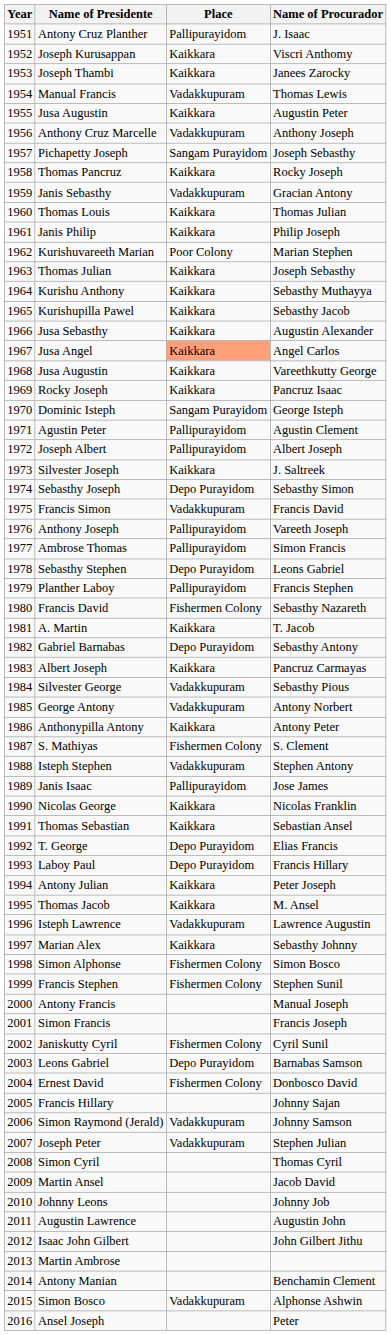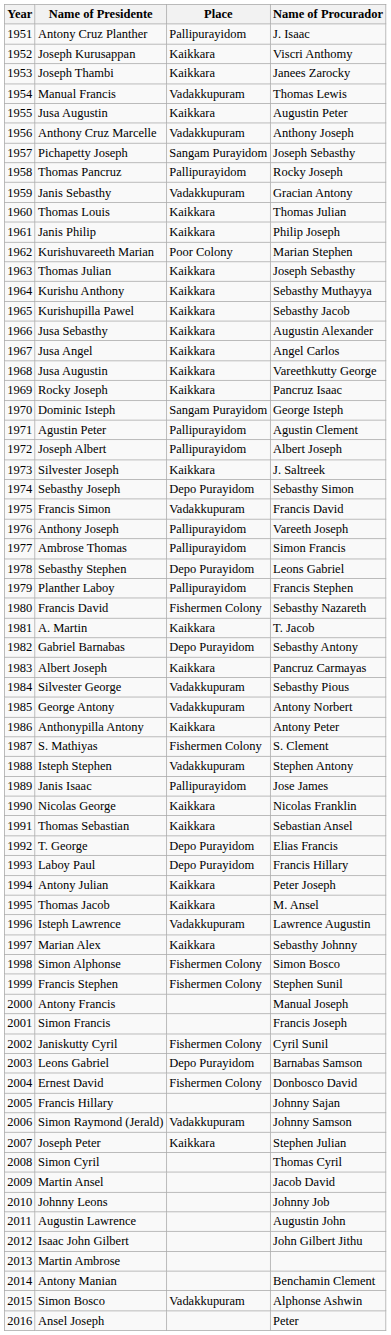(192, 172) Kaikkara -> (208, 172) Pallipurayidom
(192, 350) lightsalmon background -> (192, 350) no background
(207, 1142) Vadakkupuram -> (192, 1142) Kaikkara
